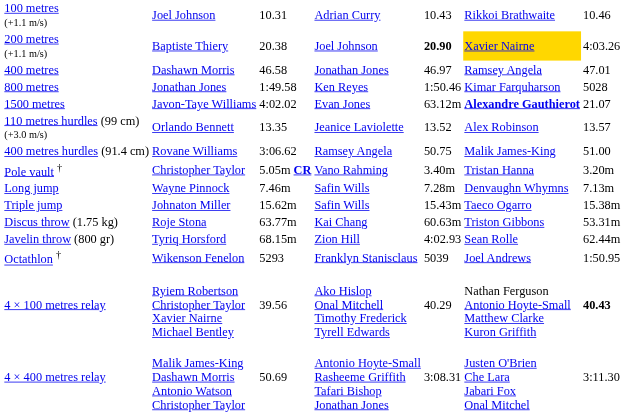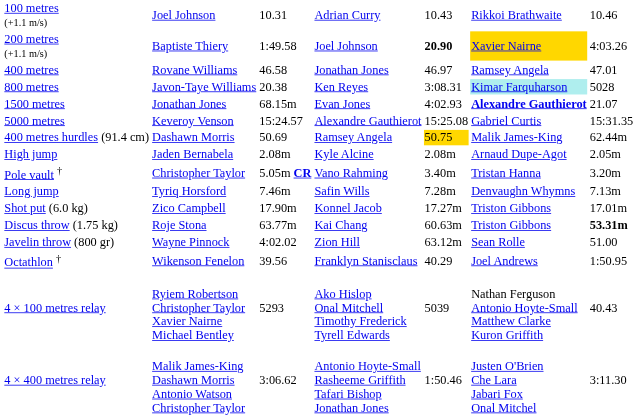(273, 46) 20.38 -> (278, 46) 1:49.58
(193, 69) Dashawn Morris -> (195, 69) Rovane Williams
(189, 86) Jonathan Jones -> (204, 86) Javon-Taye Williams
(278, 86) 1:49.58 -> (273, 86) 20.38
(443, 86) 1:50.46 -> (443, 86) 3:08.31
(512, 86) no background -> (519, 86) paleturquoise background
(204, 103) Javon-Taye Williams -> (189, 103) Jonathan Jones
(278, 103) 4:02.02 -> (278, 103) 68.15m
(443, 103) 63.12m -> (443, 103) 4:02.93
+ row: (35, 120)
- row: (72, 127)
(195, 151) Rovane Williams -> (193, 137) Dashawn Morris
(278, 151) 3:06.62 -> (273, 137) 50.69
(438, 151) no background -> (438, 137) gold background
(597, 151) 51.00 -> (608, 137) 62.44m
+ row: (31, 154)
(191, 188) Wayne Pinnock -> (189, 191) Tyriq Horsford
- row: (33, 205)
+ row: (46, 208)
(602, 222) normal -> (609, 225) bold
(189, 239) Tyriq Horsford -> (191, 242) Wayne Pinnock
(278, 239) 68.15m -> (278, 242) 4:02.02
(443, 239) 4:02.93 -> (443, 242) 63.12m
(602, 239) 62.44m -> (604, 242) 51.00
(272, 258) 5293 -> (273, 261) 39.56
(436, 258) 5039 -> (438, 261) 40.29
(273, 304) 39.56 -> (272, 307) 5293
(438, 304) 40.29 -> (437, 307) 5039
(597, 304) bold -> (604, 307) normal
(273, 376) 50.69 -> (278, 380) 3:06.62
(443, 376) 3:08.31 -> (443, 380) 1:50.46
